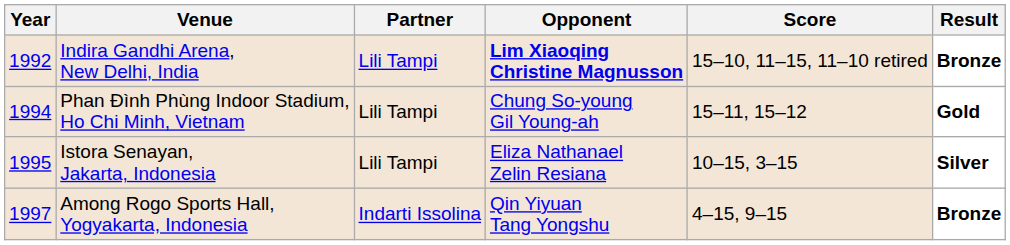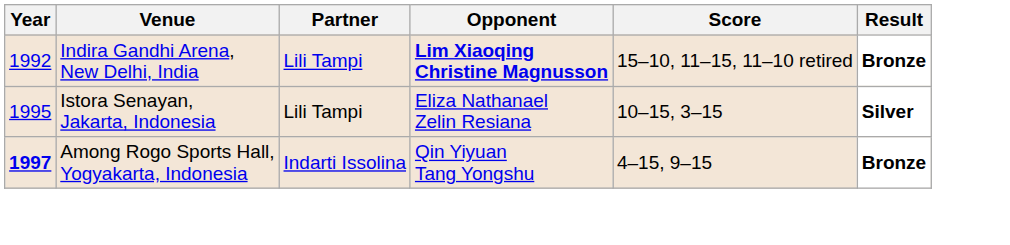- row: (205, 112)
(30, 214) normal -> (30, 163) bold
